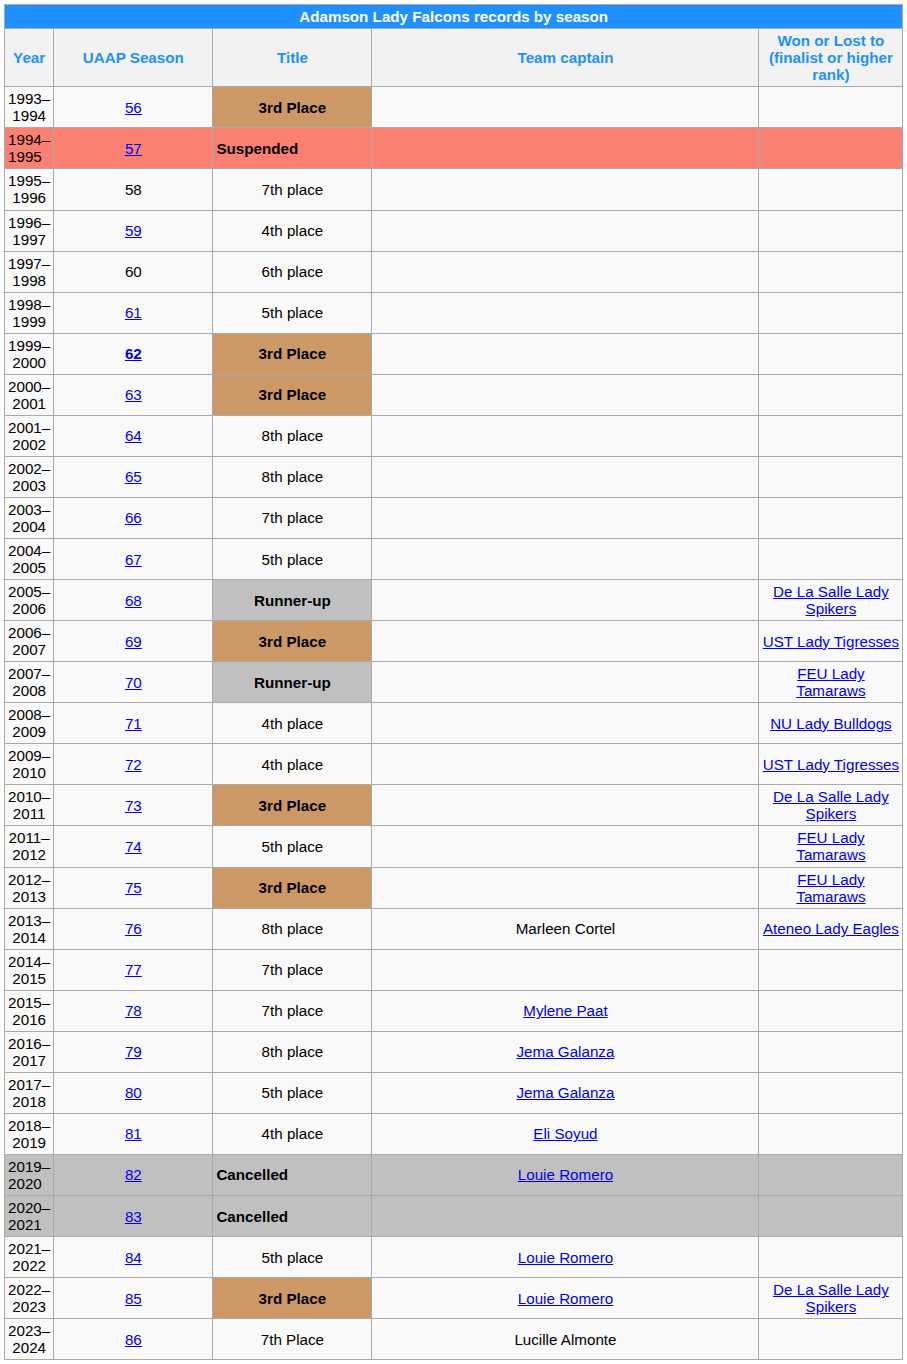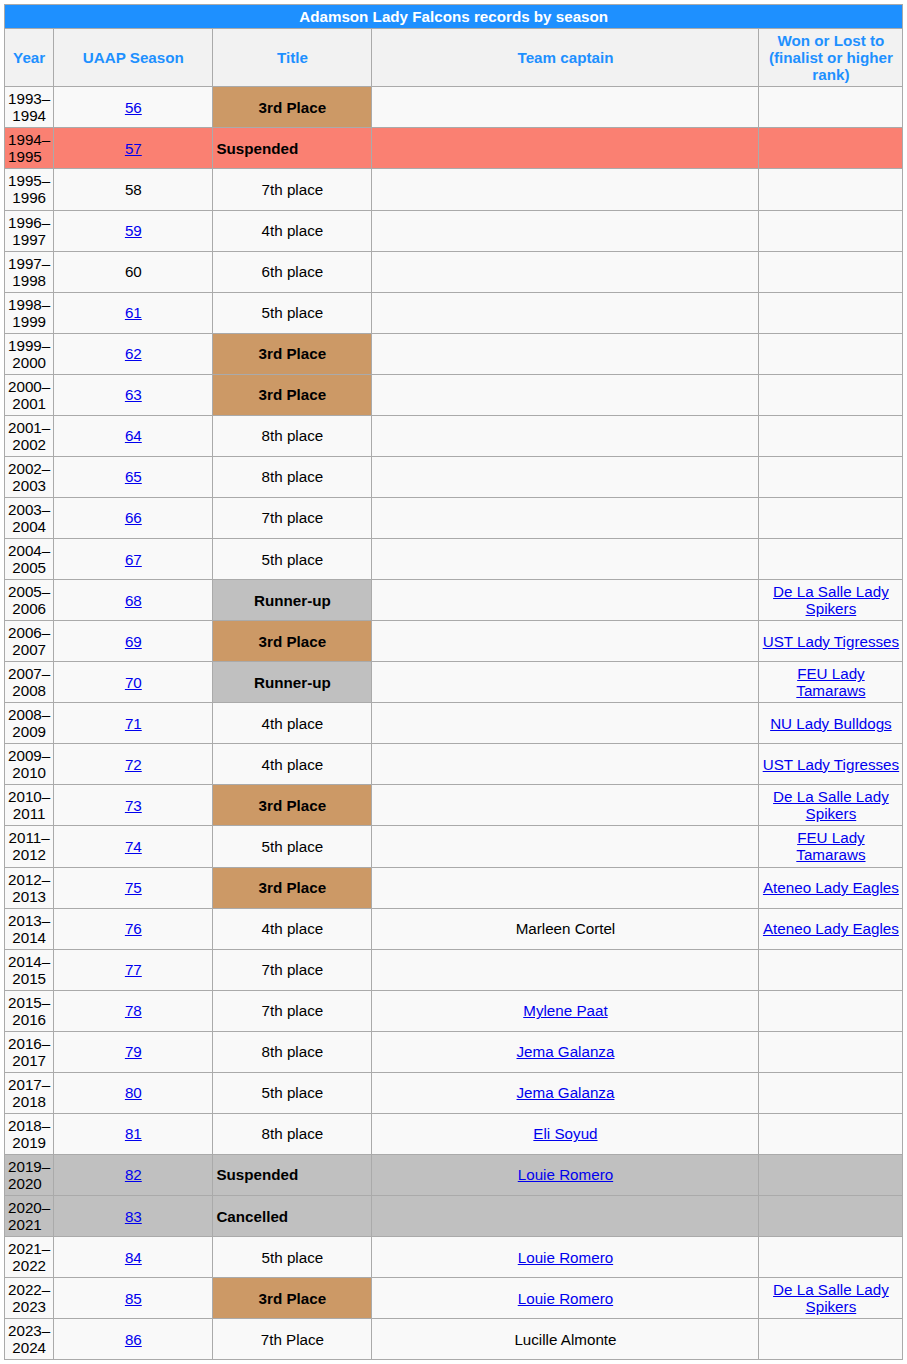(133, 354) bold -> (133, 354) normal
(831, 888) FEU Lady Tamaraws -> (831, 888) Ateneo Lady Eagles
(292, 929) 8th place -> (292, 929) 4th place
(292, 1134) 4th place -> (292, 1134) 8th place
(252, 1175) Cancelled -> (257, 1175) Suspended
